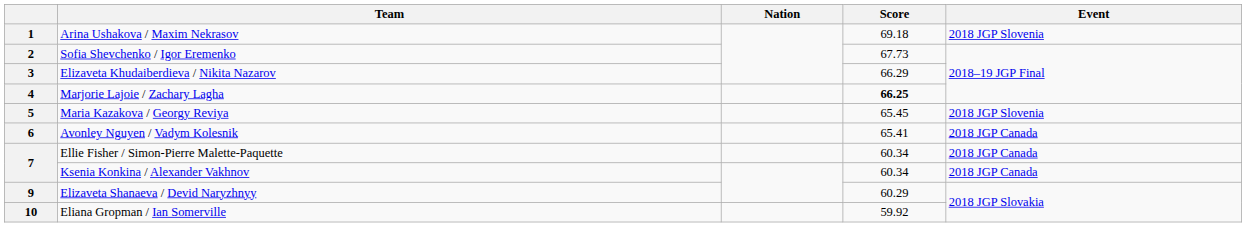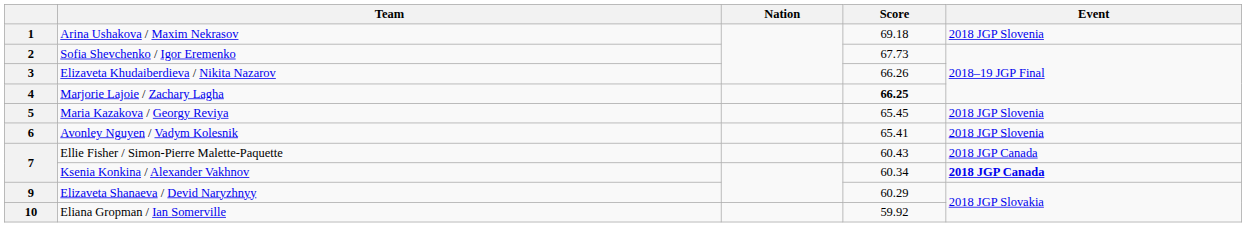(894, 73) 66.29 -> (894, 73) 66.26
(993, 133) 2018 JGP Canada -> (996, 133) 2018 JGP Slovenia
(894, 152) 60.34 -> (894, 152) 60.43
(993, 172) normal -> (997, 172) bold
